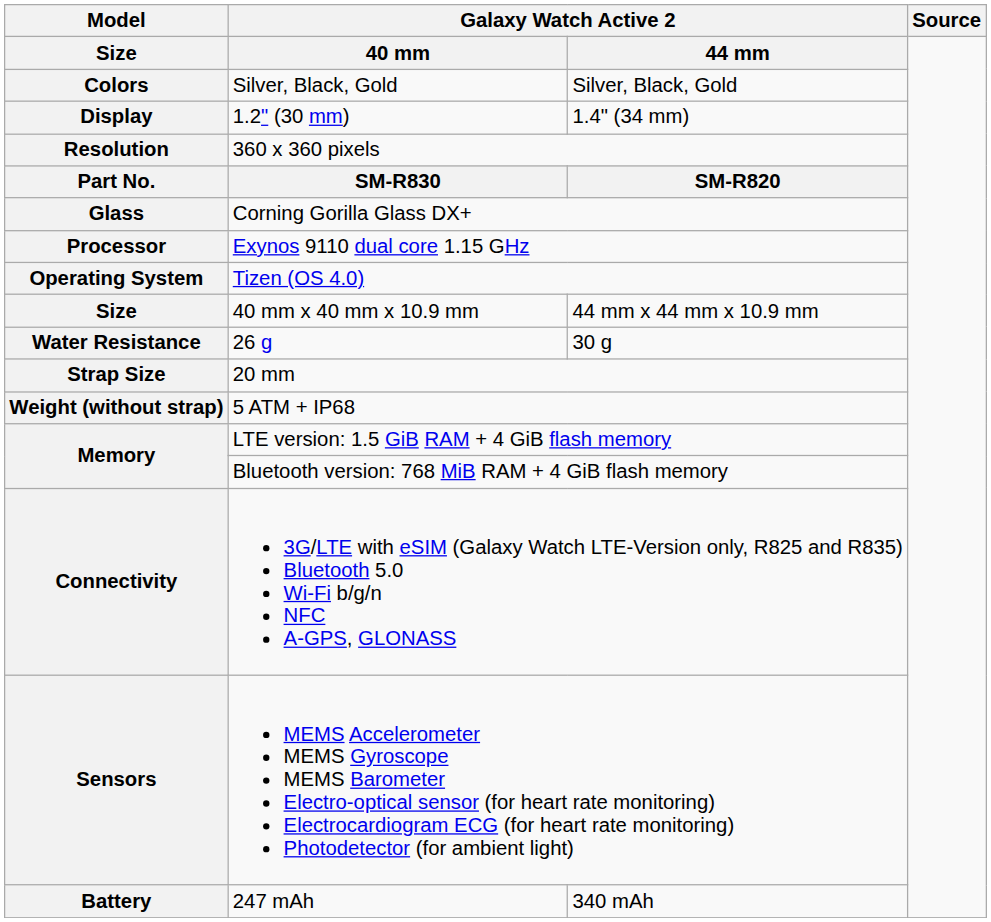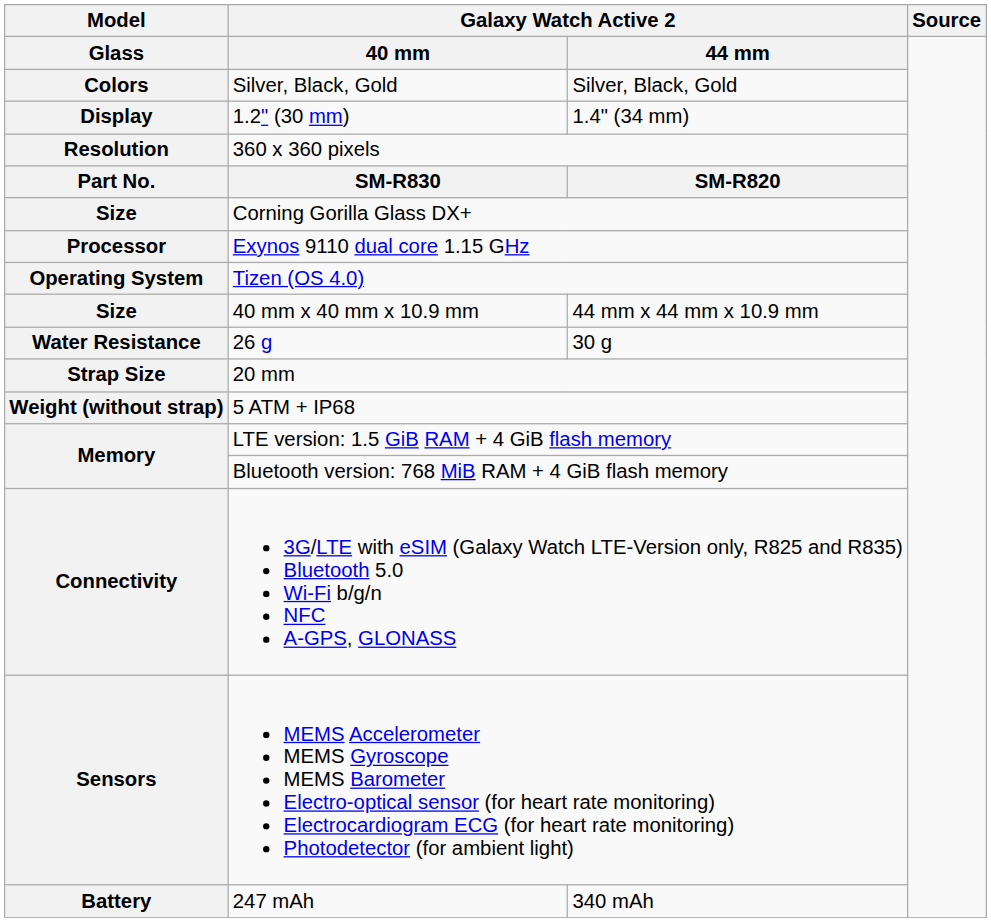(116, 52) Size -> (116, 52) Glass
(116, 213) Glass -> (116, 213) Size
